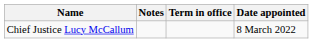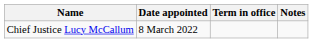columns swapped: (271, 12) <-> (151, 12)
